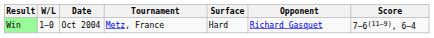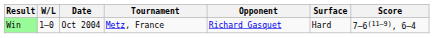columns swapped: (227, 11) <-> (299, 11)
